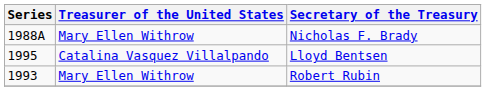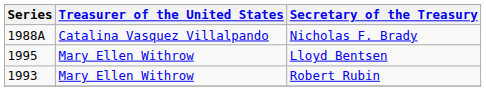(126, 35) Mary Ellen Withrow -> (164, 35) Catalina Vasquez Villalpando
(164, 55) Catalina Vasquez Villalpando -> (126, 55) Mary Ellen Withrow
